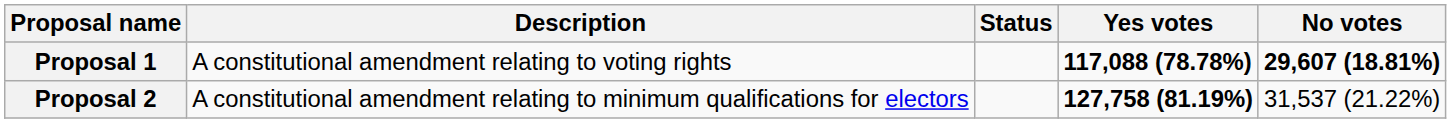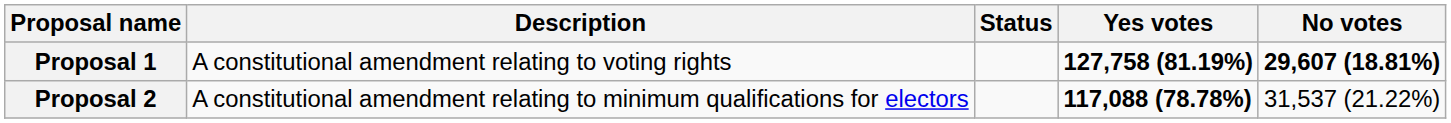(1158, 61) 117,088 (78.78%) -> (1158, 61) 127,758 (81.19%)
(1158, 99) 127,758 (81.19%) -> (1158, 99) 117,088 (78.78%)
